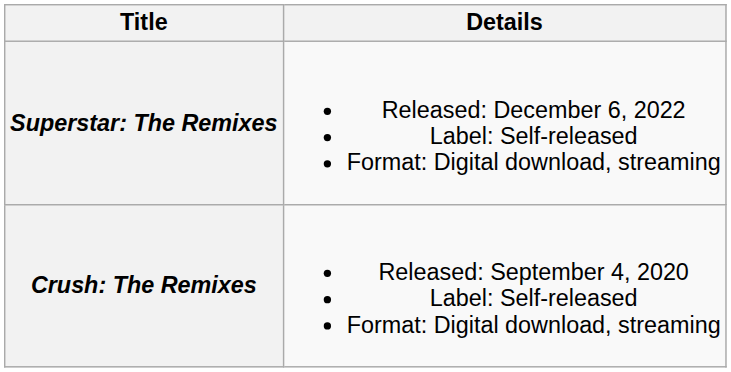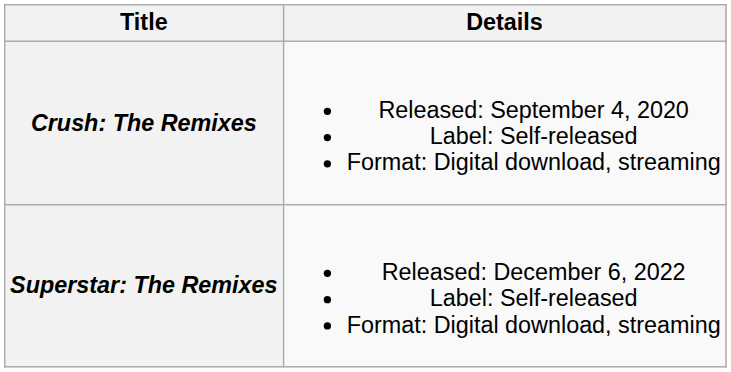rows swapped: (144, 285) <-> (144, 122)
